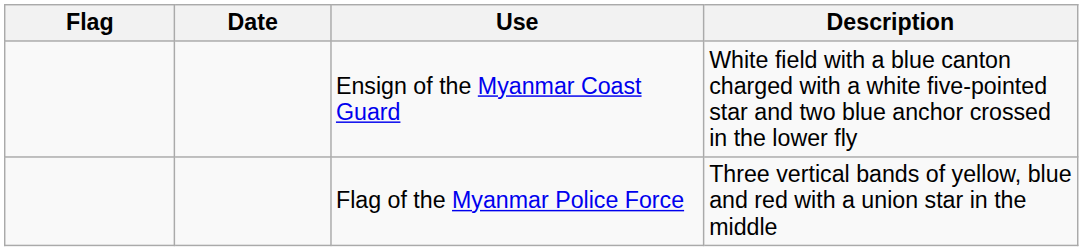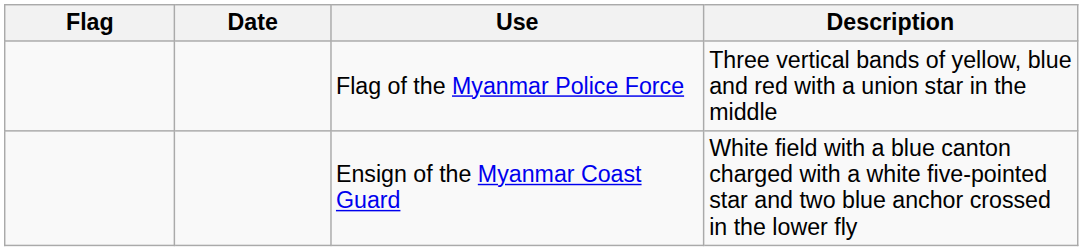rows swapped: (510, 200) <-> (489, 98)
